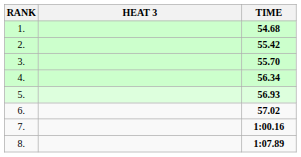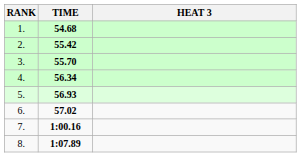columns swapped: (140, 13) <-> (269, 13)
